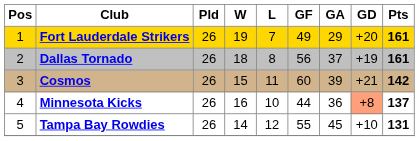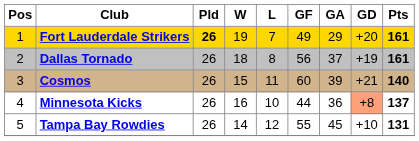(209, 37) normal -> (209, 37) bold
(398, 81) 142 -> (398, 81) 140
